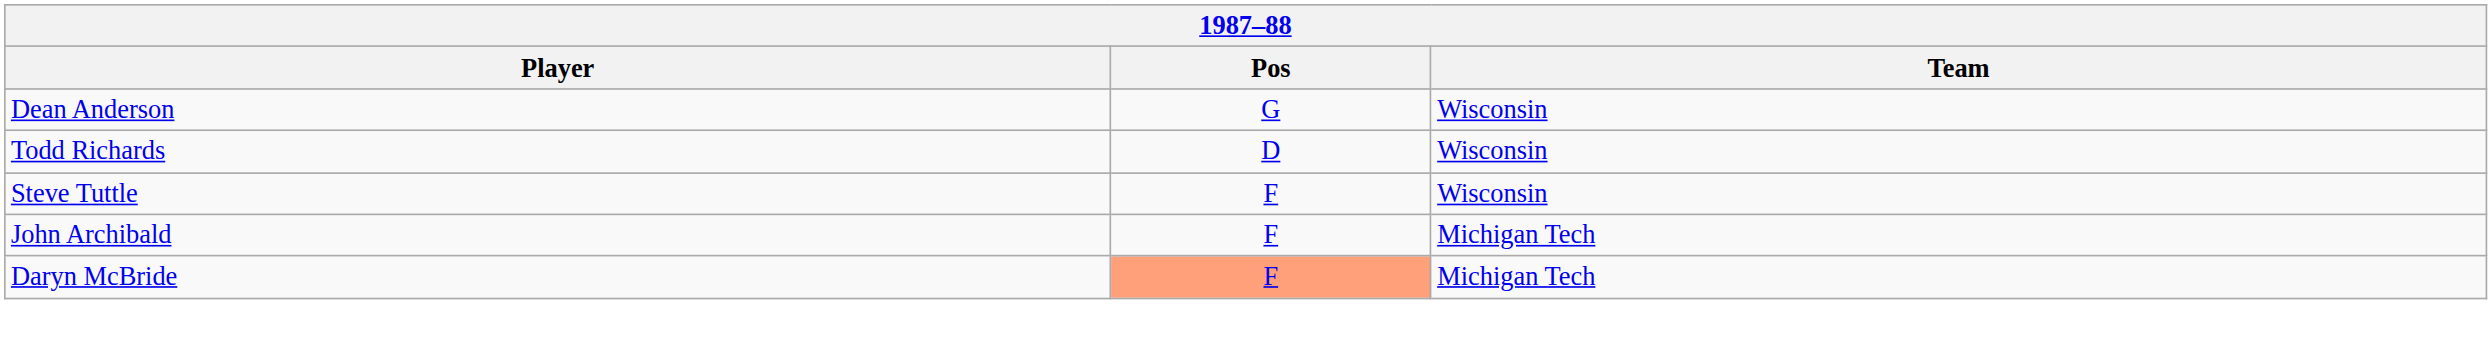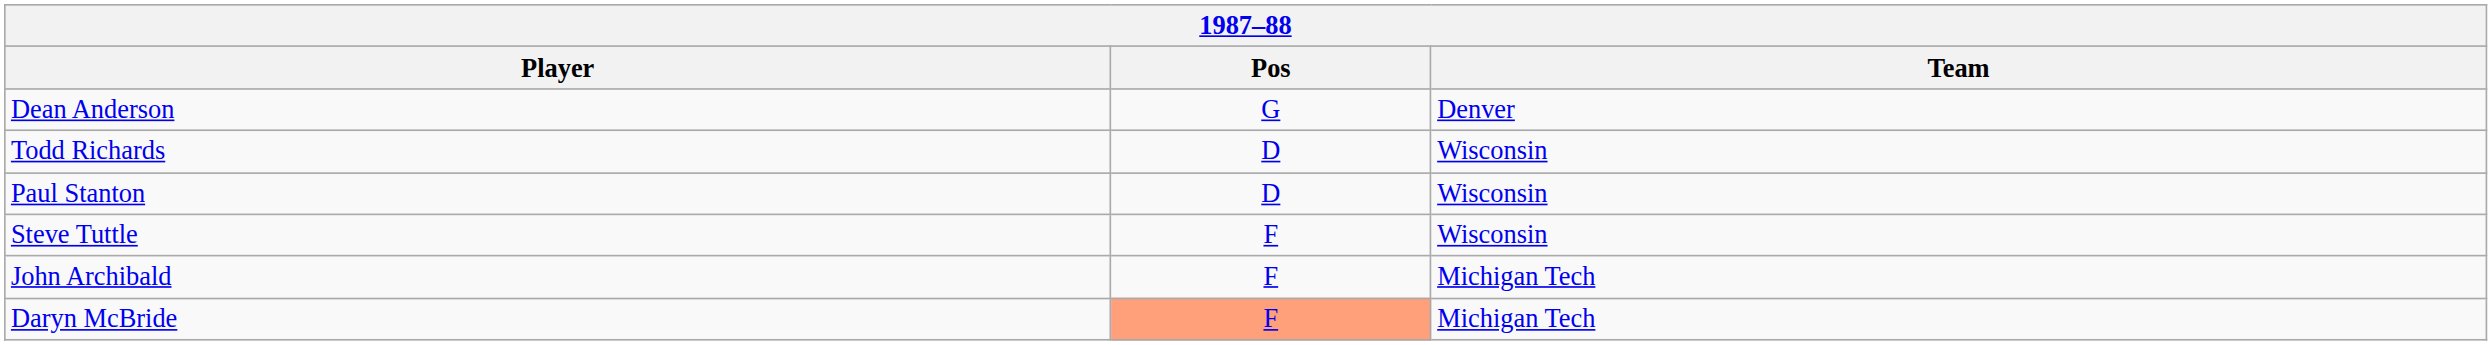(1492, 109) Wisconsin -> (1476, 109) Denver
+ row: (78, 192)
